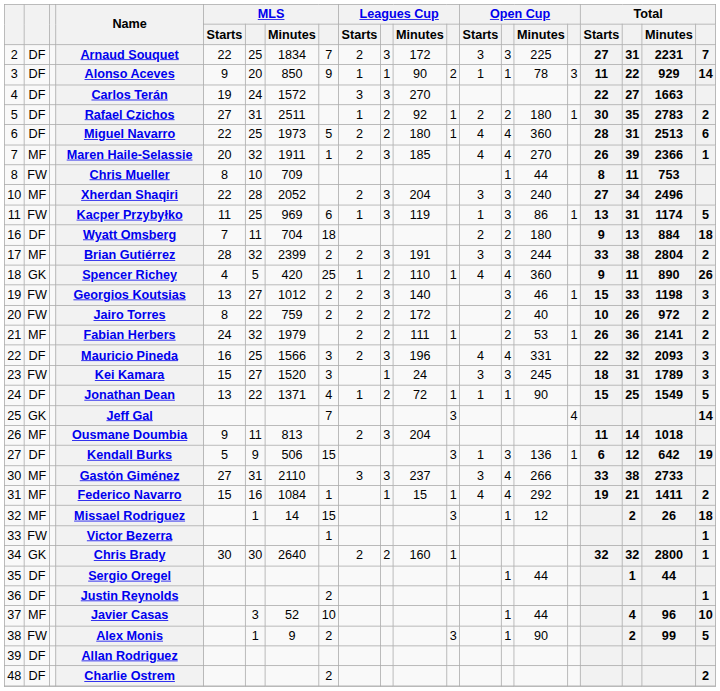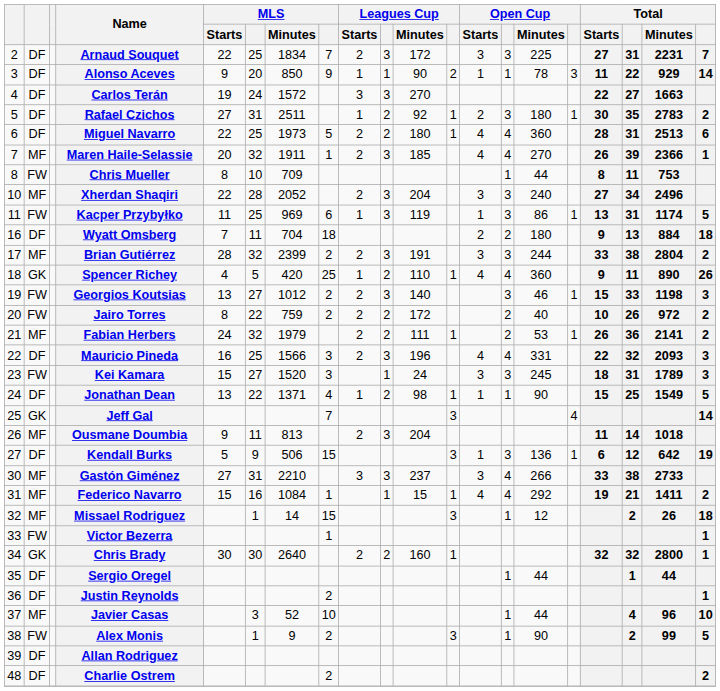(508, 114) 2 -> (508, 114) 3
(420, 395) 72 -> (420, 395) 98
(292, 475) 2110 -> (292, 475) 2210
